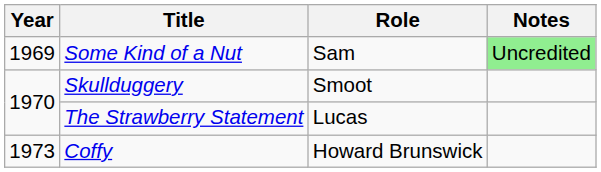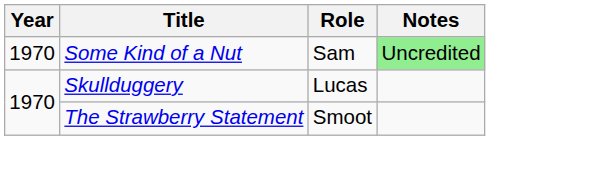(32, 53) 1969 -> (32, 53) 1970
(342, 85) Smoot -> (340, 85) Lucas
(340, 118) Lucas -> (342, 118) Smoot
- row: (88, 150)
